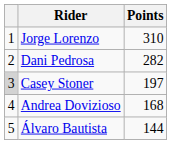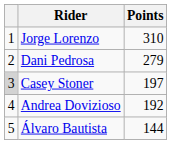(153, 61) 282 -> (153, 61) 279
(153, 106) 168 -> (153, 106) 192
